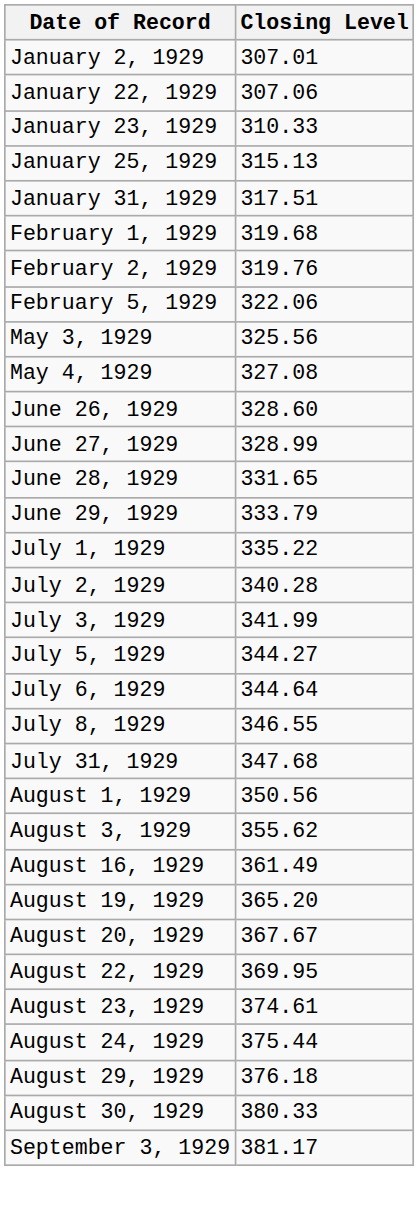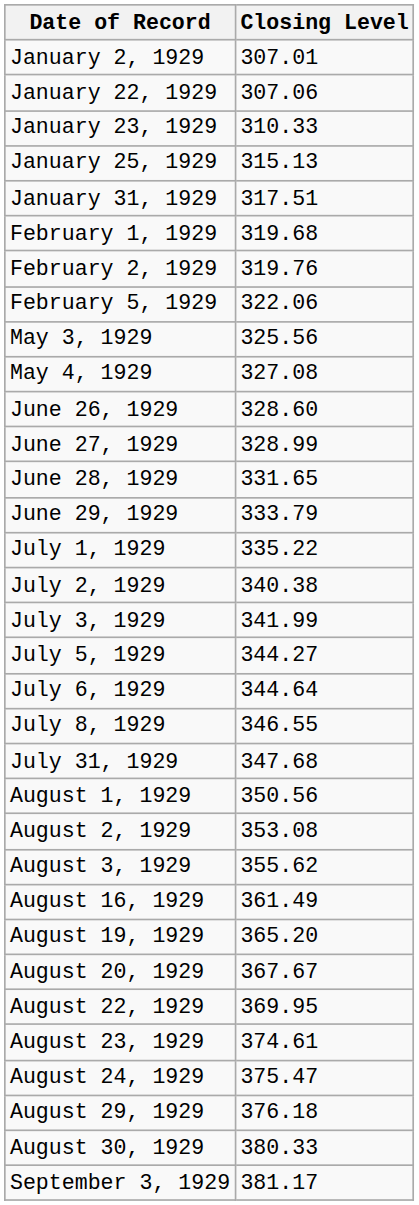(279, 585) 340.28 -> (279, 585) 340.38
+ row: (101, 831)
(279, 1042) 375.44 -> (279, 1078) 375.47
